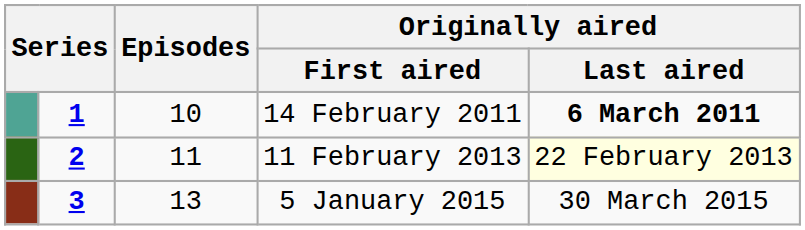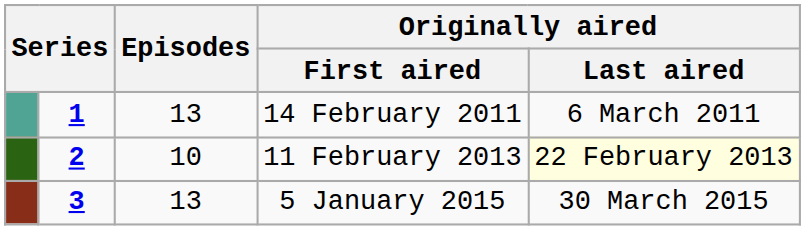(186, 115) 10 -> (186, 115) 13
(664, 115) bold -> (664, 115) normal
(186, 159) 11 -> (186, 159) 10
